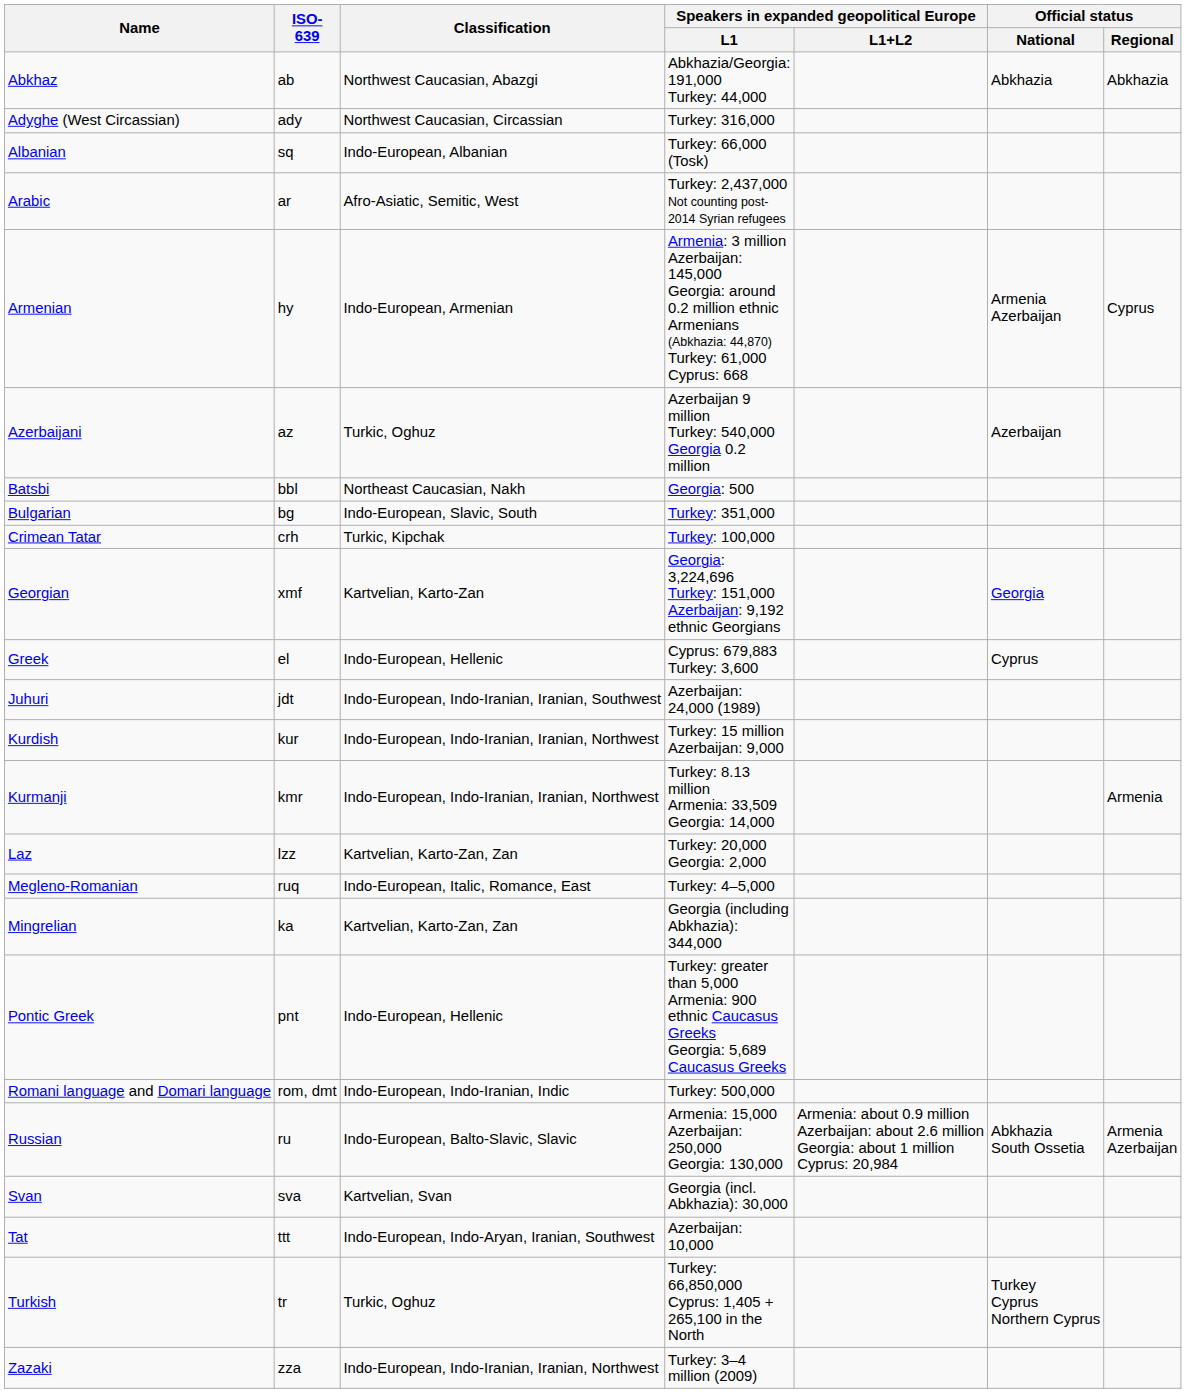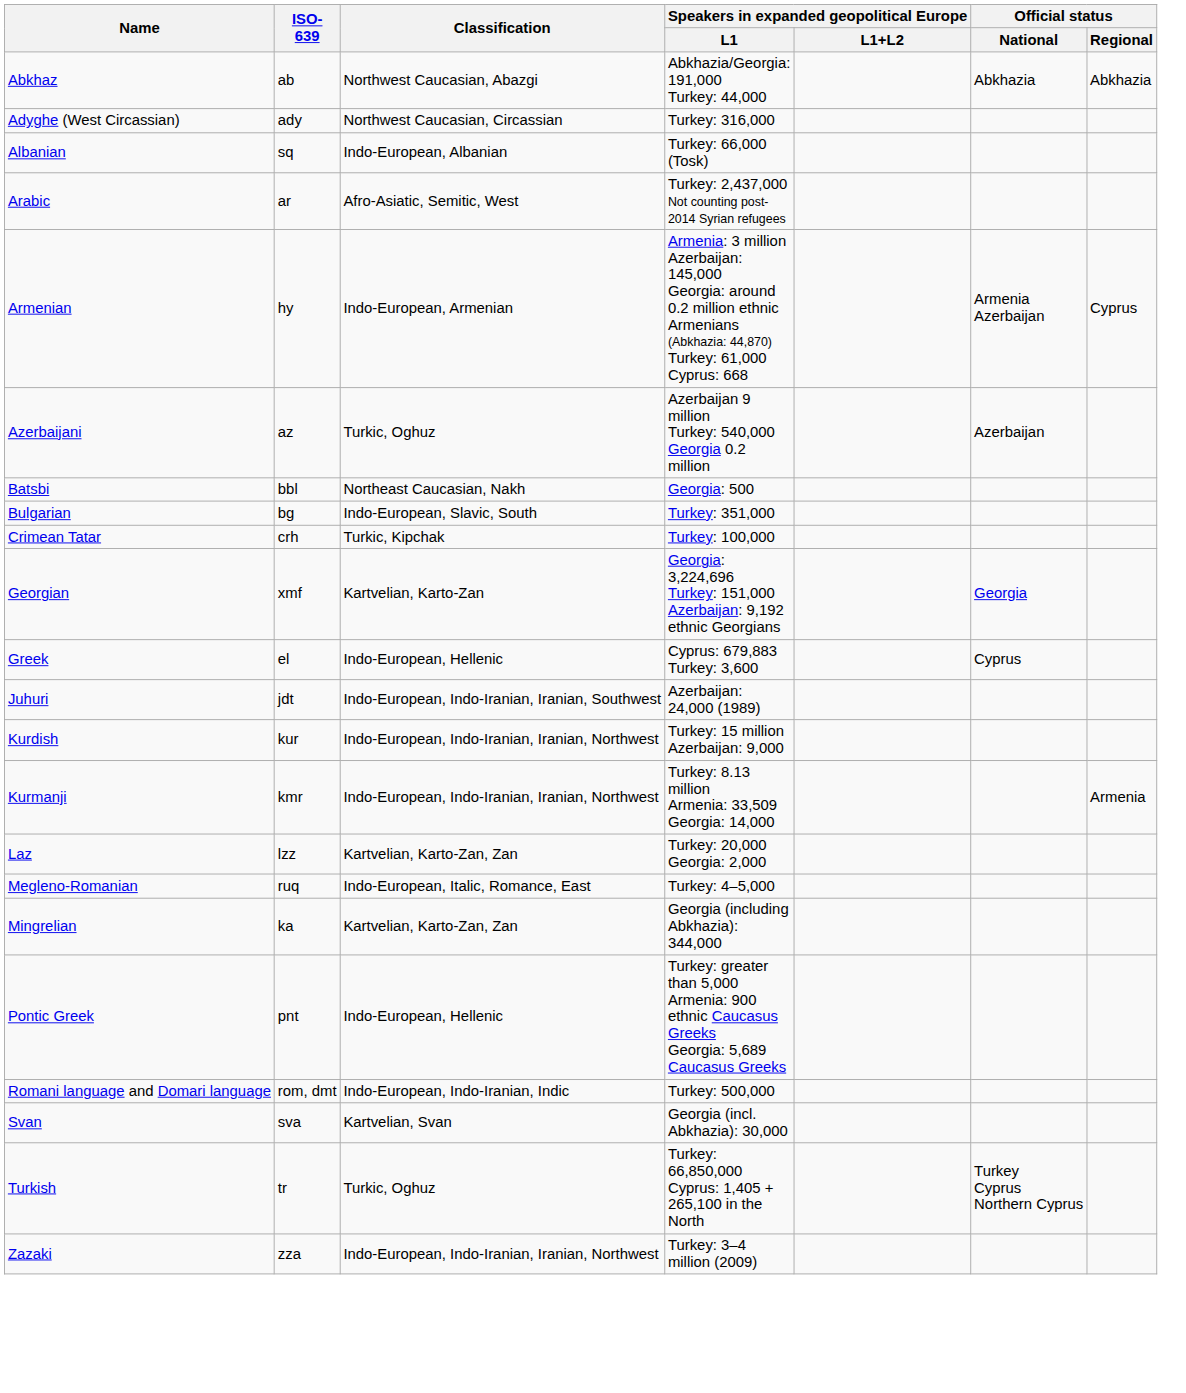- row: (35, 1139)
- row: (18, 1237)
